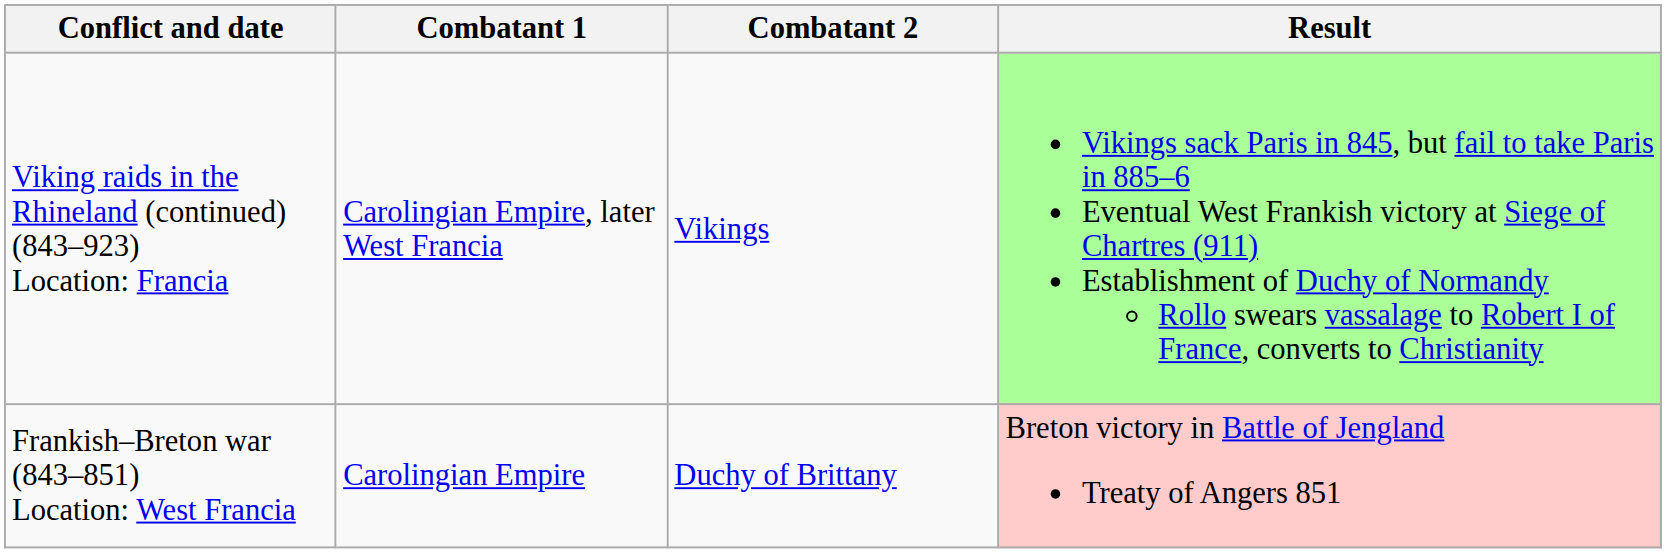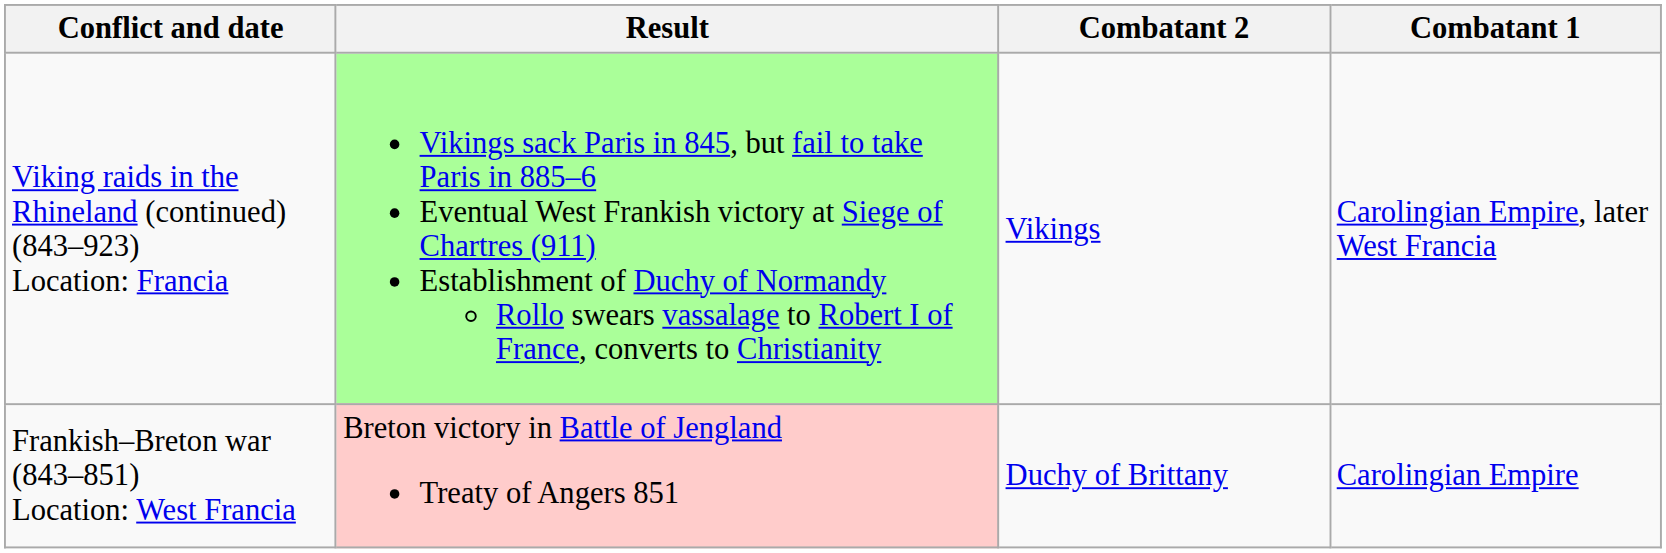columns swapped: (502, 28) <-> (1330, 28)
